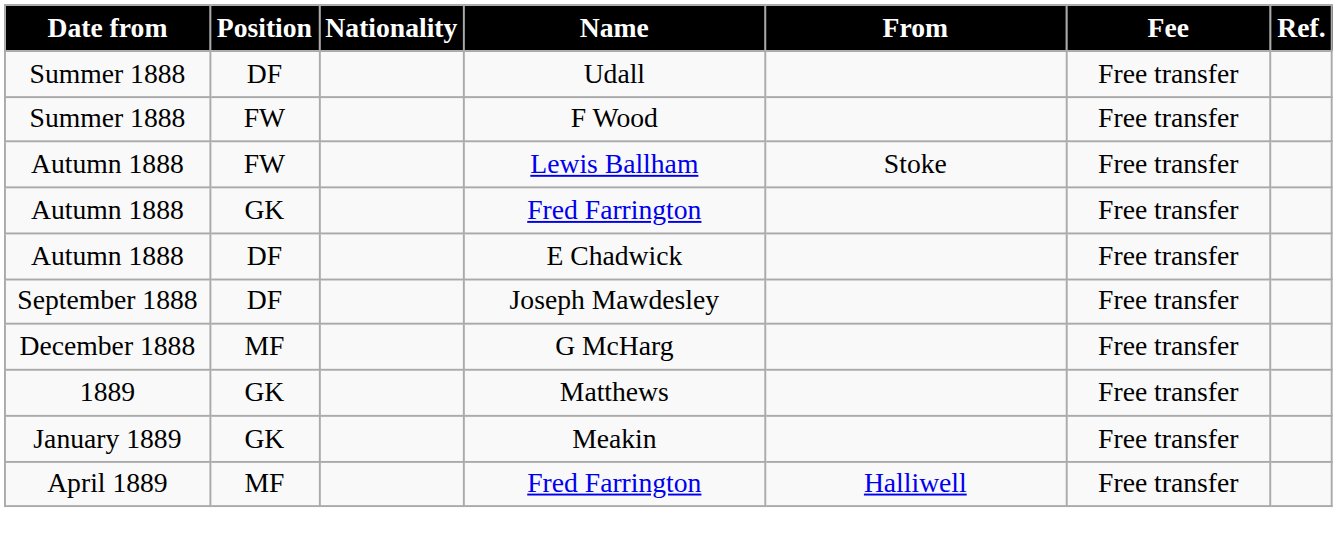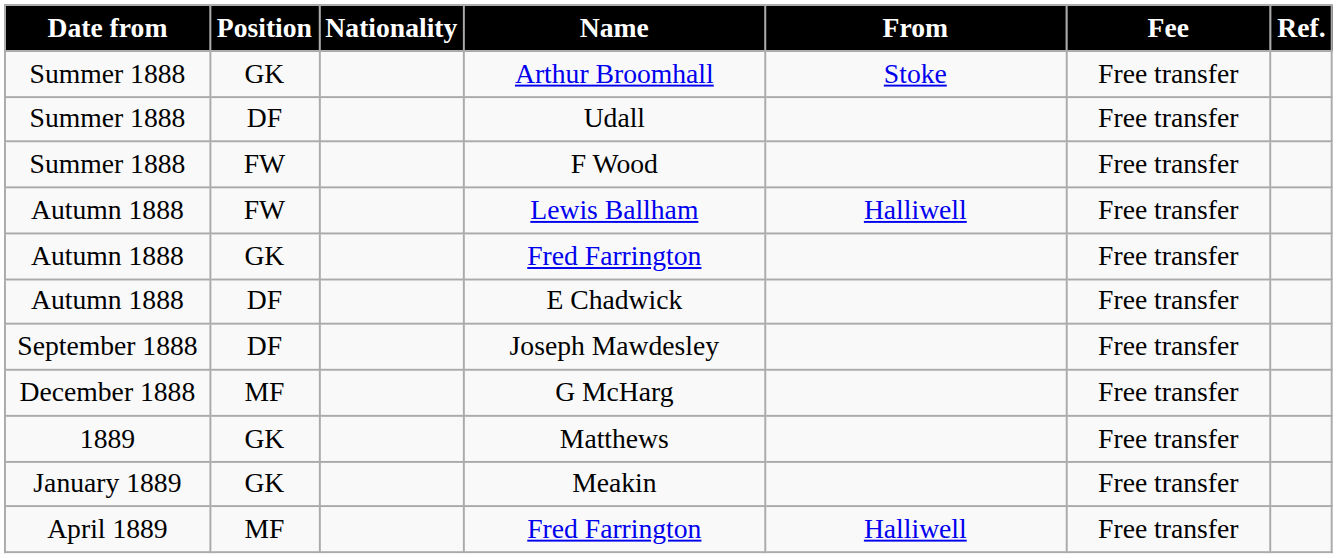+ row: (107, 73)
(915, 164) Stoke -> (915, 210) Halliwell
